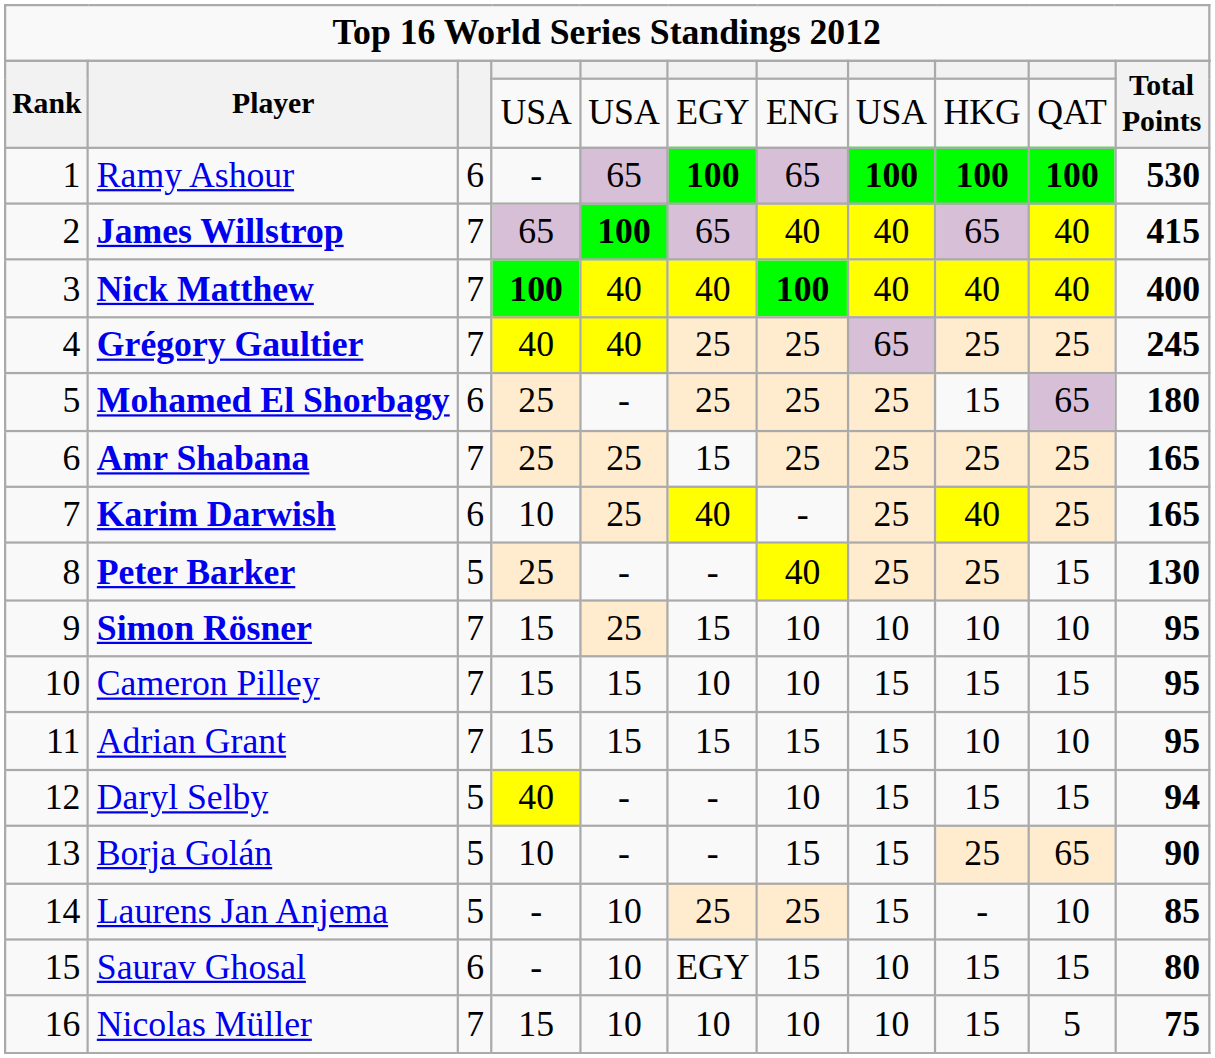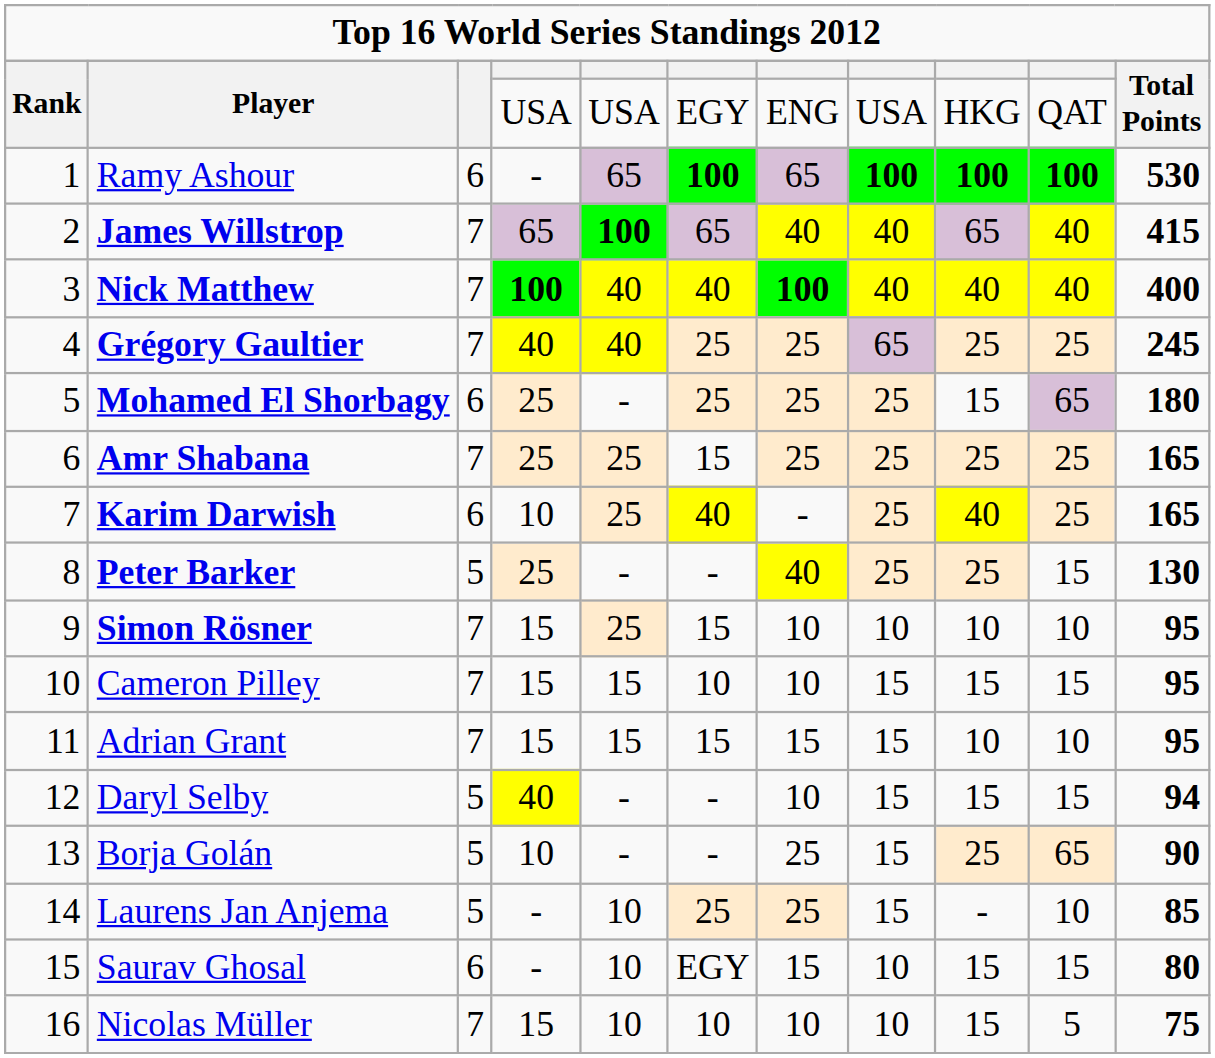(803, 853) 15 -> (803, 853) 25
